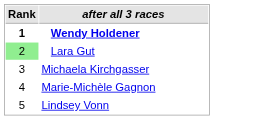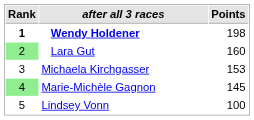+ column: (228, 14)
(22, 87) no background -> (22, 87) lightgreen background
